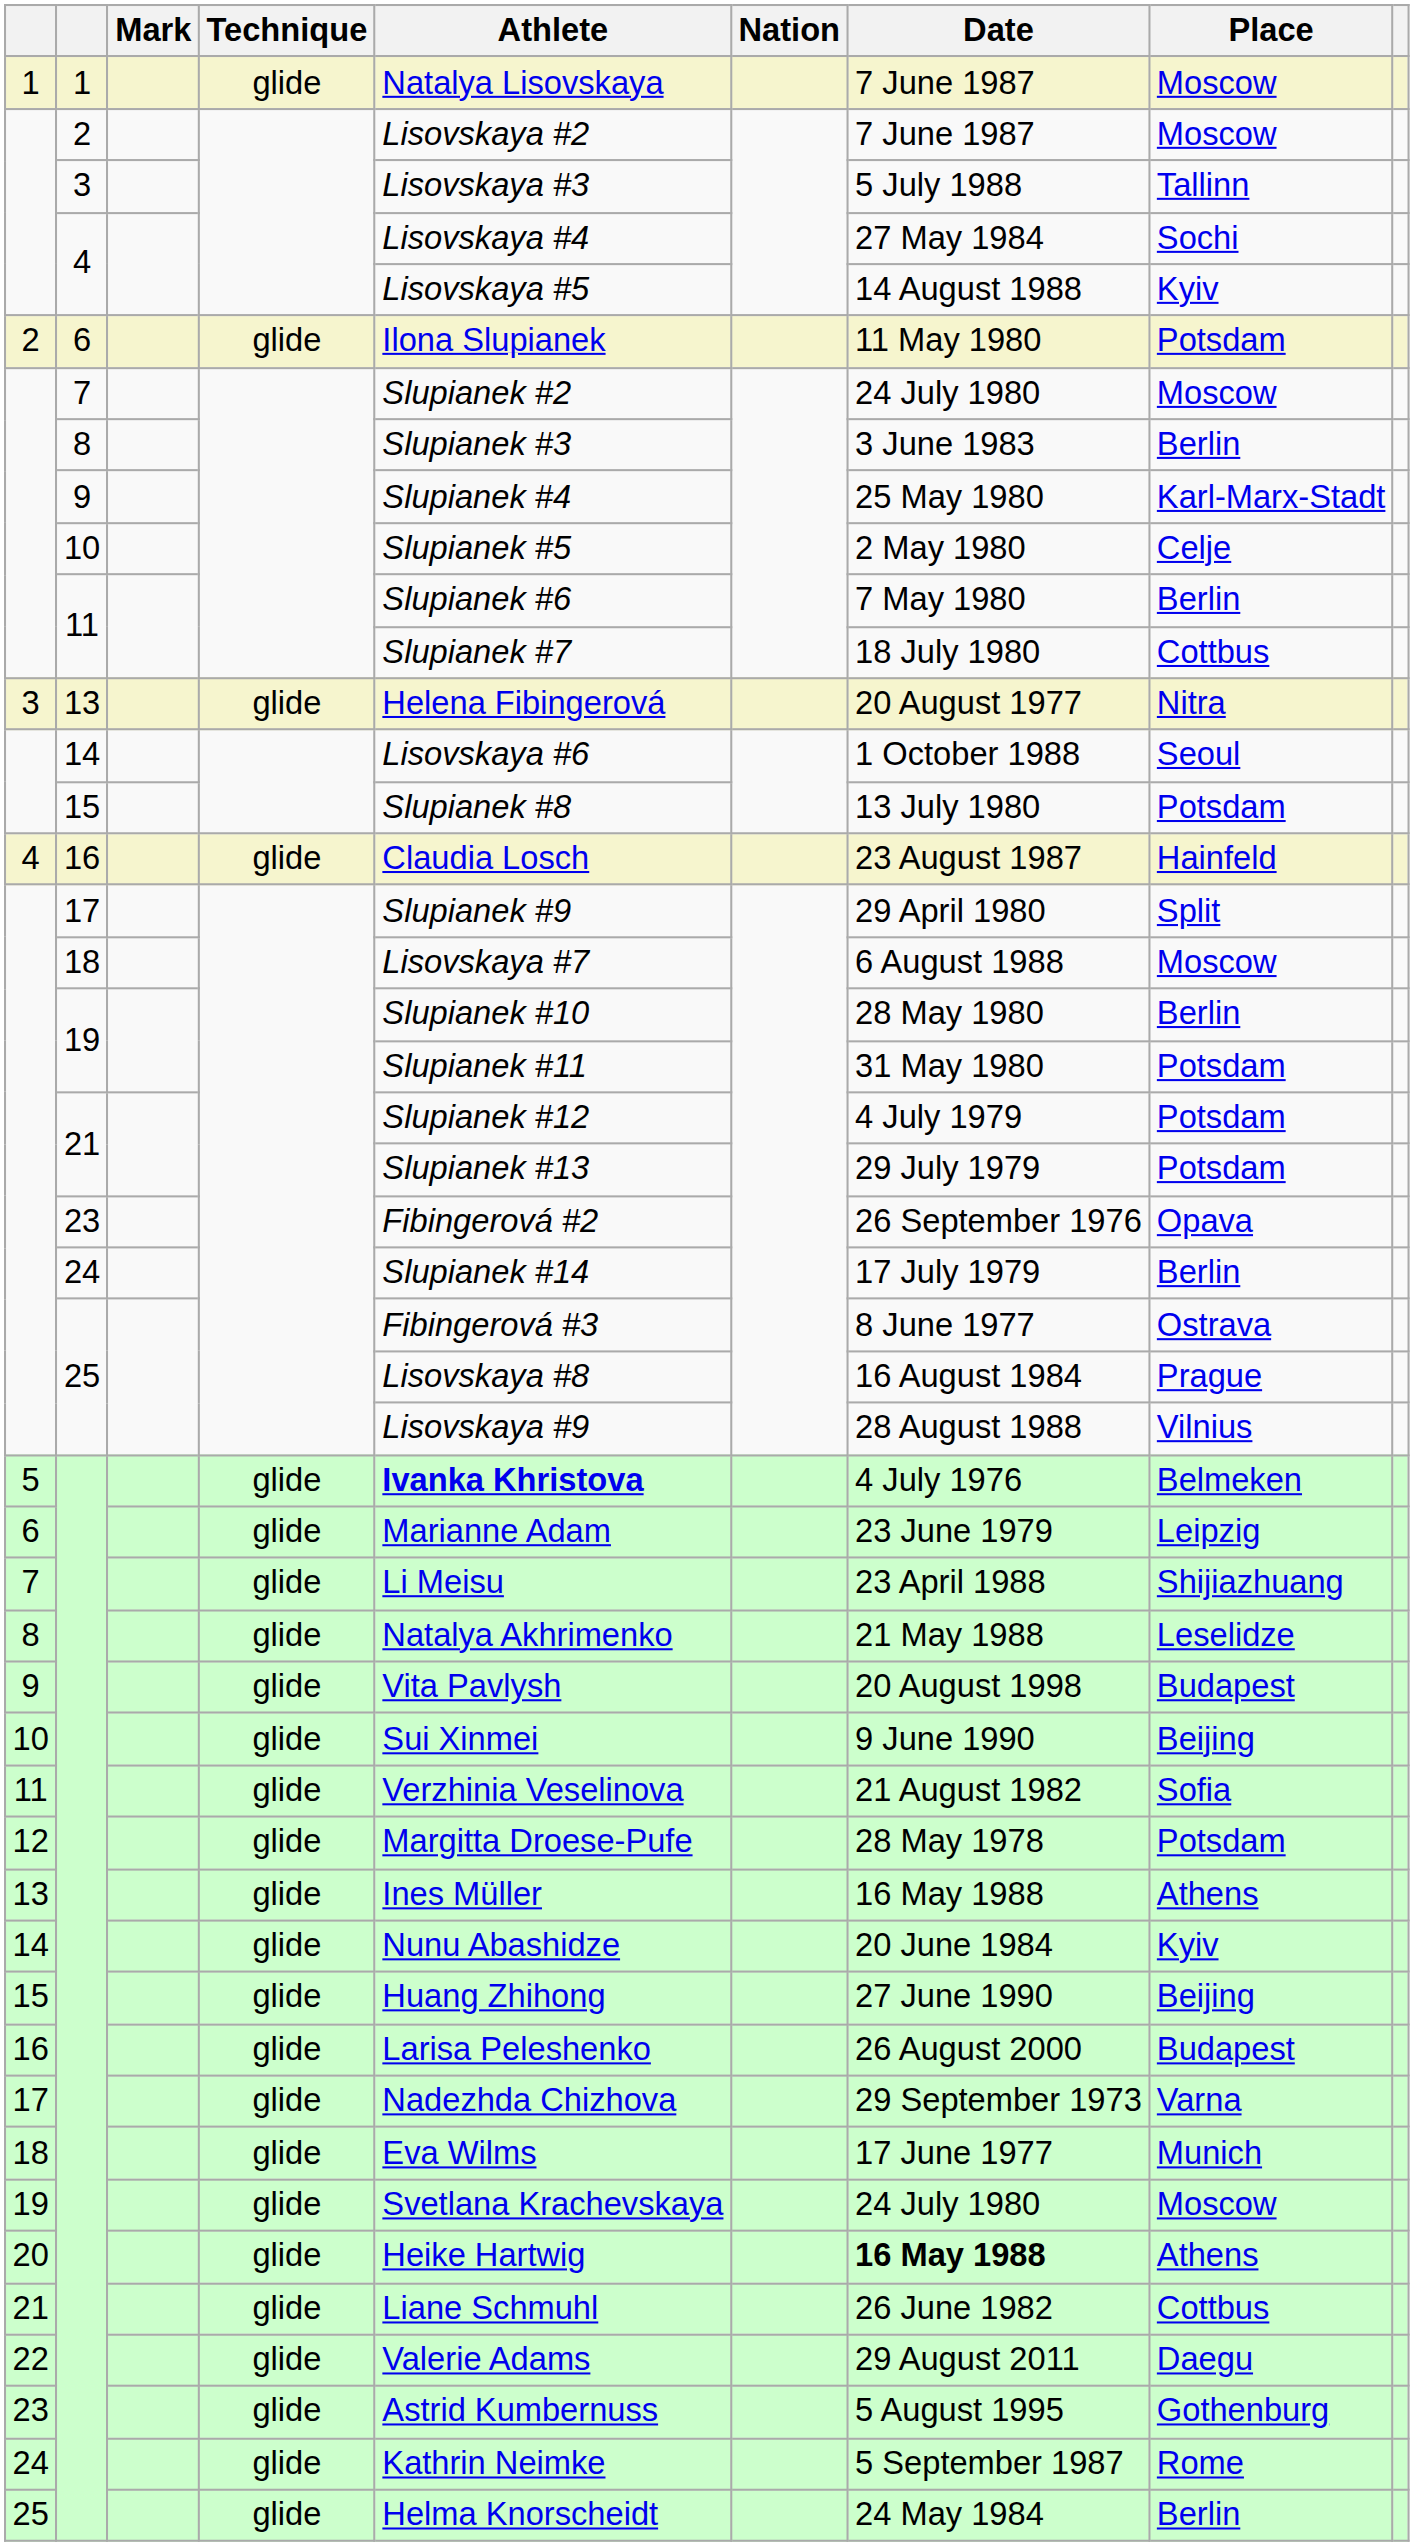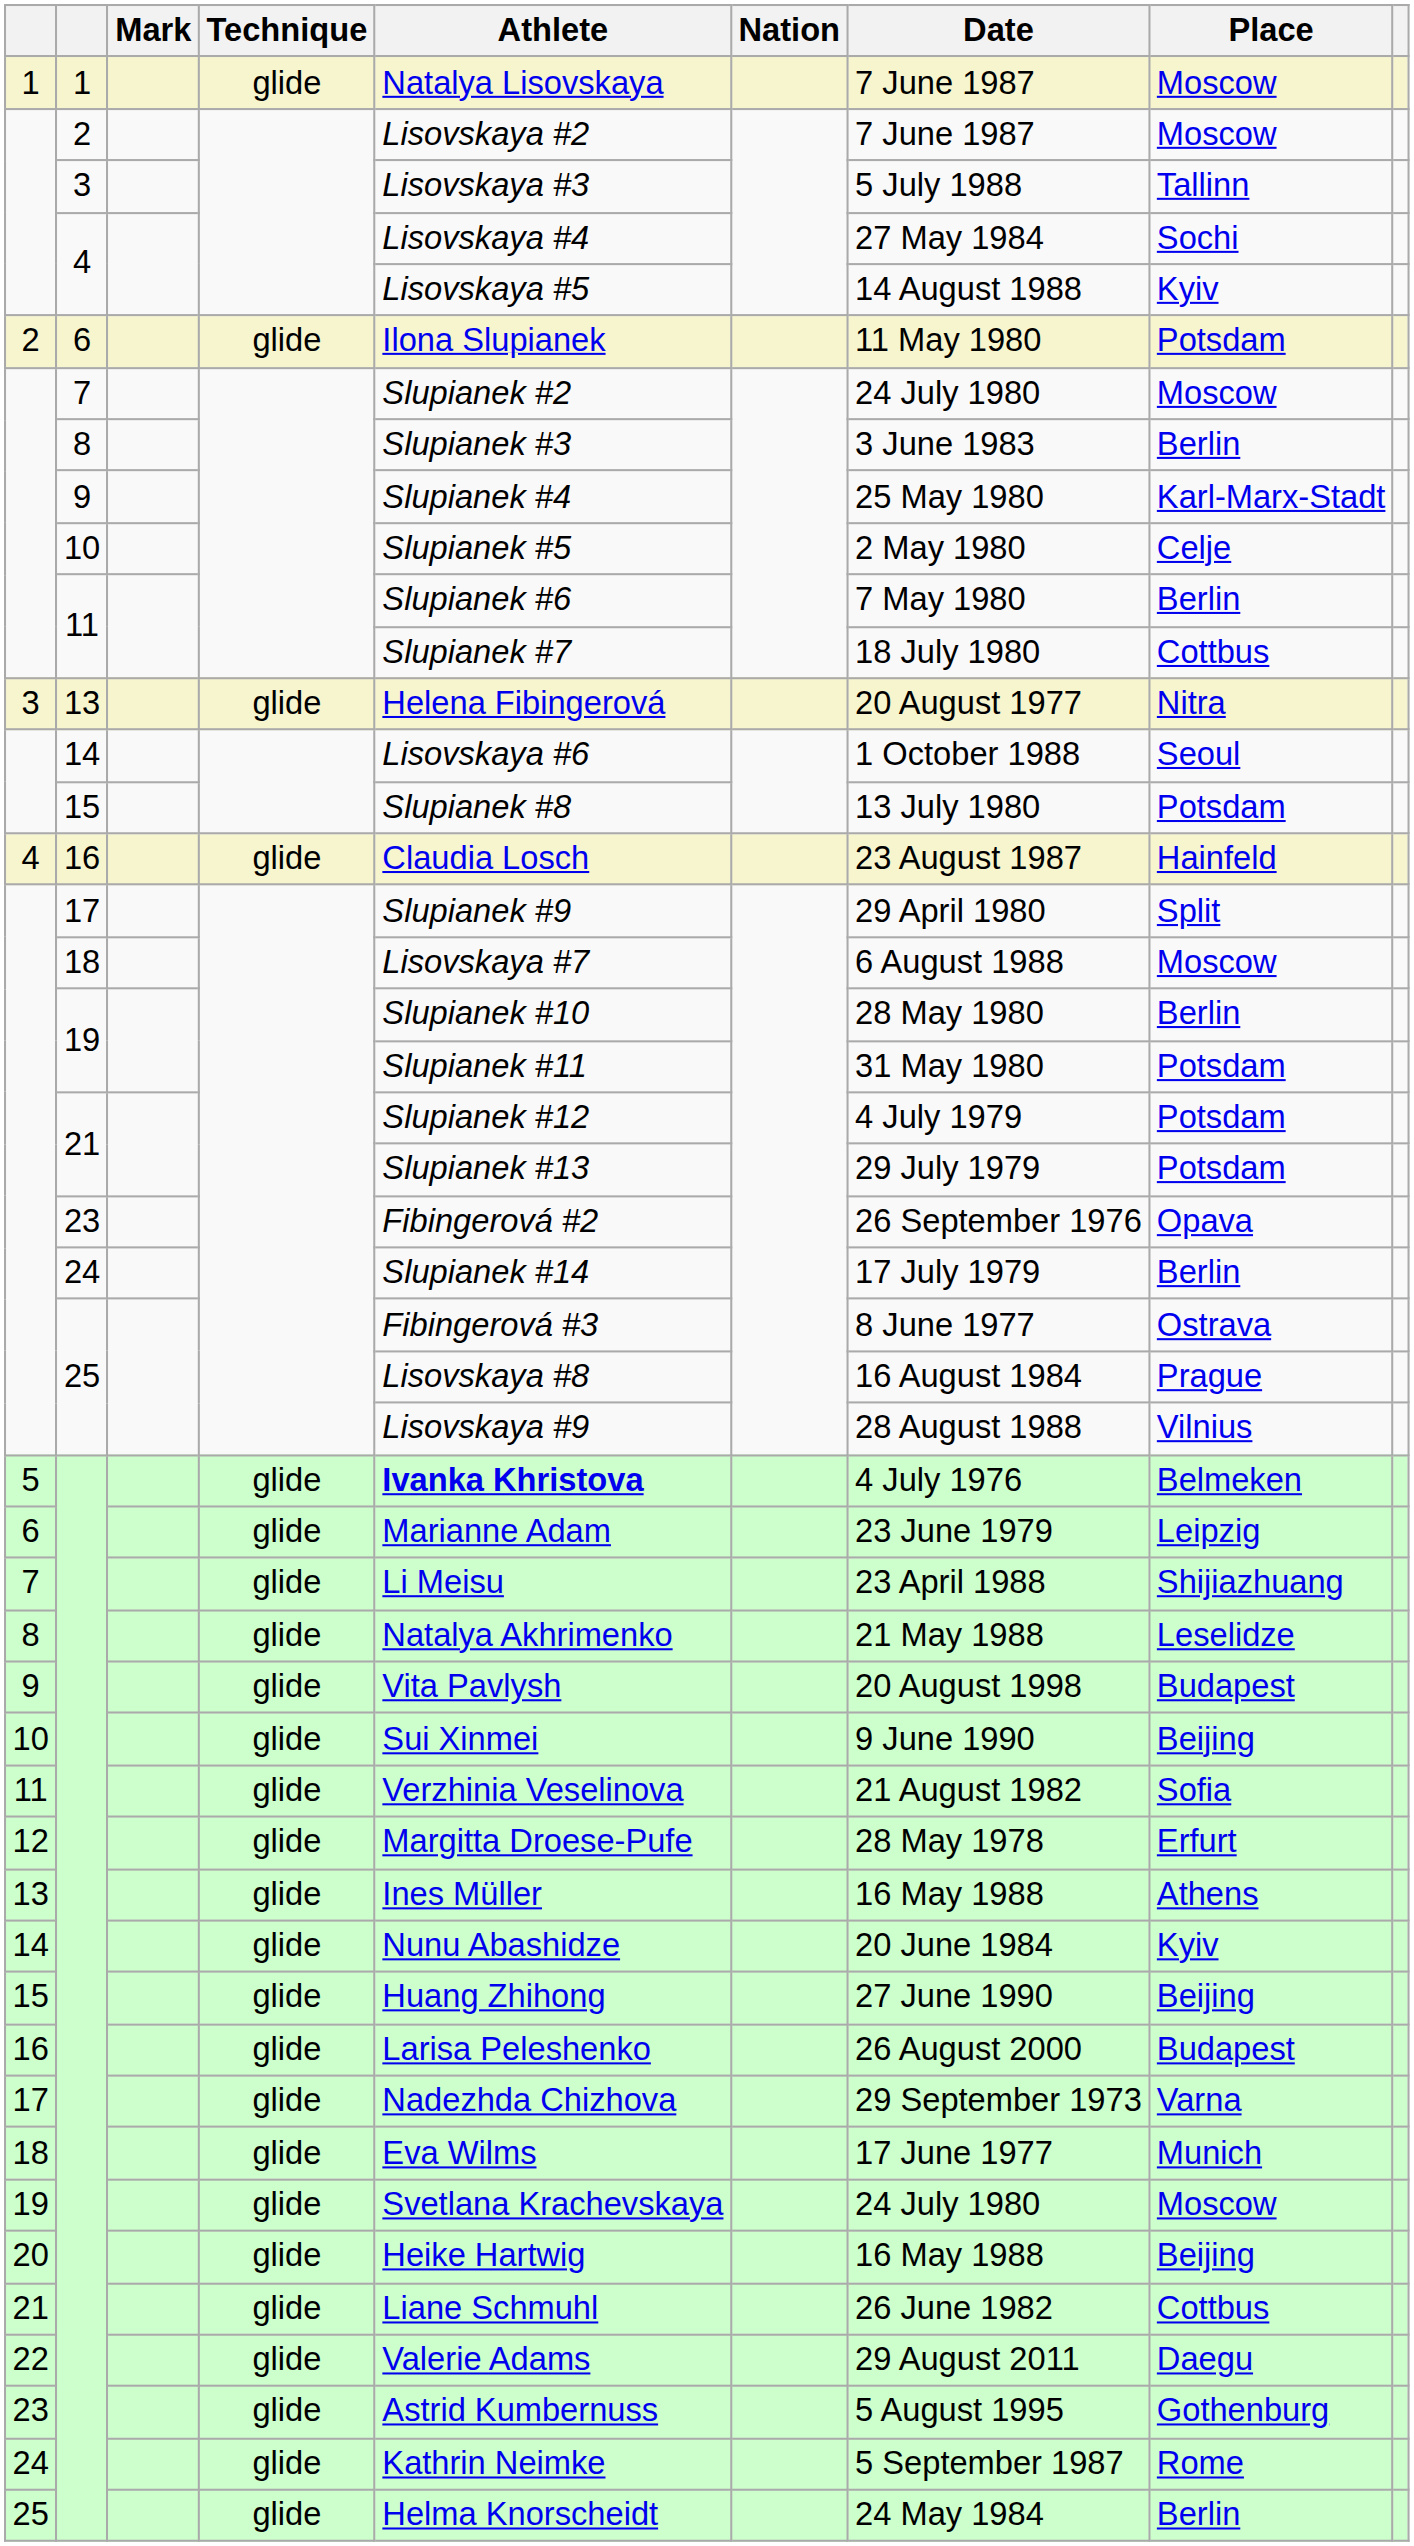(1221, 1842) Potsdam -> (1197, 1842) Erfurt
(950, 2256) bold -> (949, 2256) normal
(1208, 2256) Athens -> (1206, 2256) Beijing
